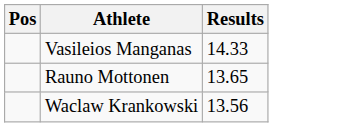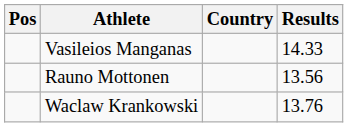+ column: (240, 19)
(227, 77) 13.65 -> (302, 77) 13.56
(227, 106) 13.56 -> (302, 106) 13.76
